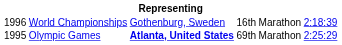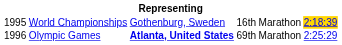(15, 22) 1996 -> (15, 22) 1995
(321, 22) no background -> (321, 22) gold background
(15, 36) 1995 -> (15, 36) 1996
